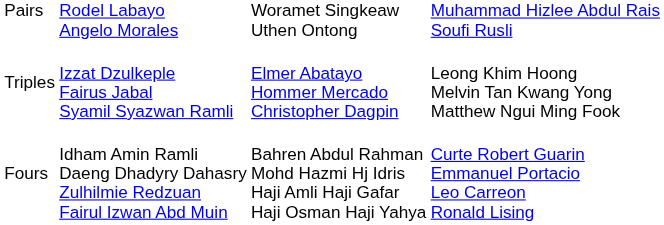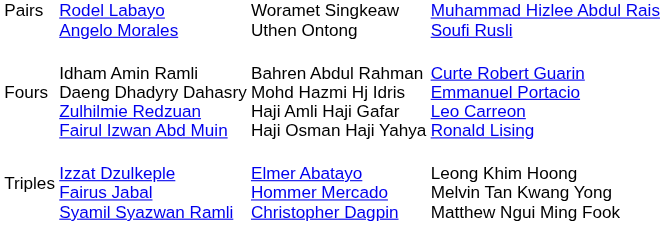rows swapped: (30, 82) <-> (26, 173)
